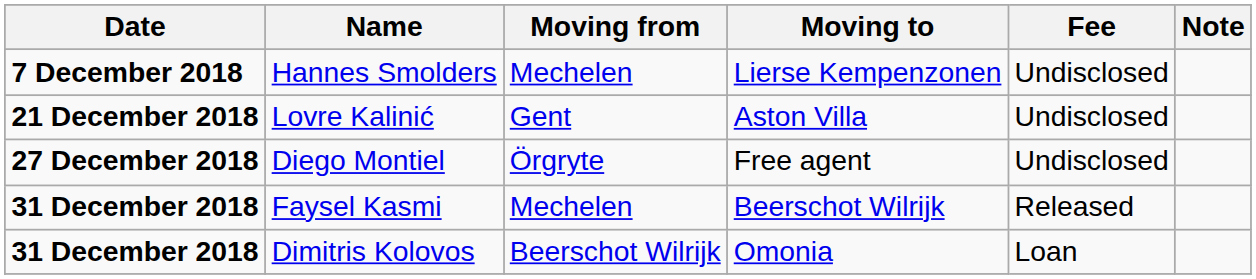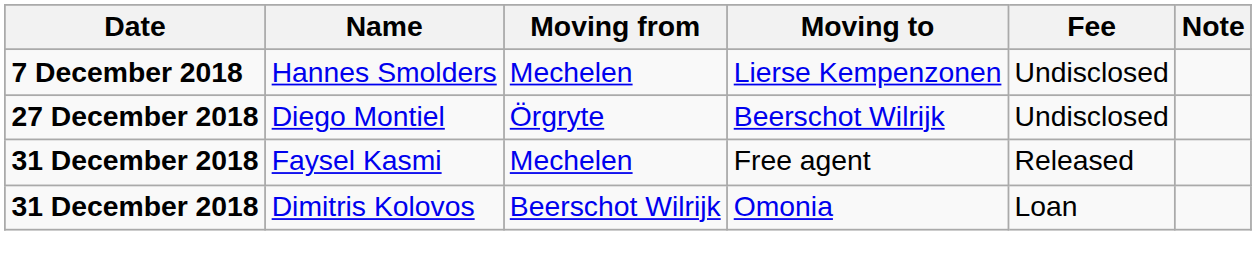- row: (353, 116)
(802, 161) Free agent -> (839, 116) Beerschot Wilrijk
(839, 206) Beerschot Wilrijk -> (802, 161) Free agent
